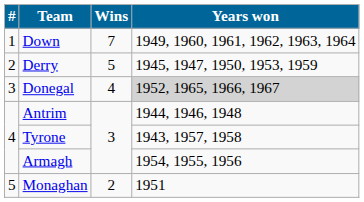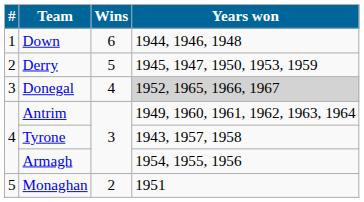(111, 40) 7 -> (111, 40) 6
(245, 40) 1949, 1960, 1961, 1962, 1963, 1964 -> (188, 40) 1944, 1946, 1948
(188, 112) 1944, 1946, 1948 -> (245, 112) 1949, 1960, 1961, 1962, 1963, 1964
